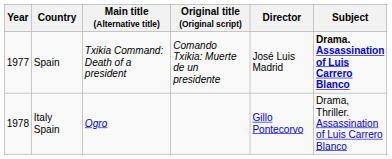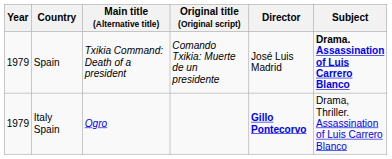(18, 62) 1977 -> (18, 62) 1979
(18, 123) 1978 -> (18, 123) 1979
(278, 123) normal -> (279, 123) bold
